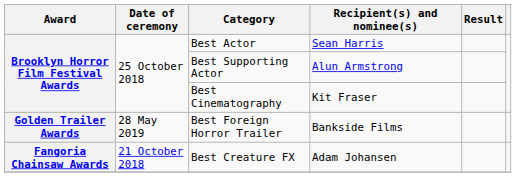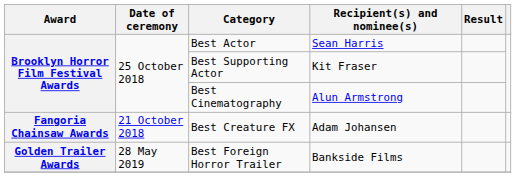(358, 67) Alun Armstrong -> (345, 67) Kit Fraser
(345, 97) Kit Fraser -> (358, 97) Alun Armstrong
rows swapped: (243, 157) <-> (236, 127)
